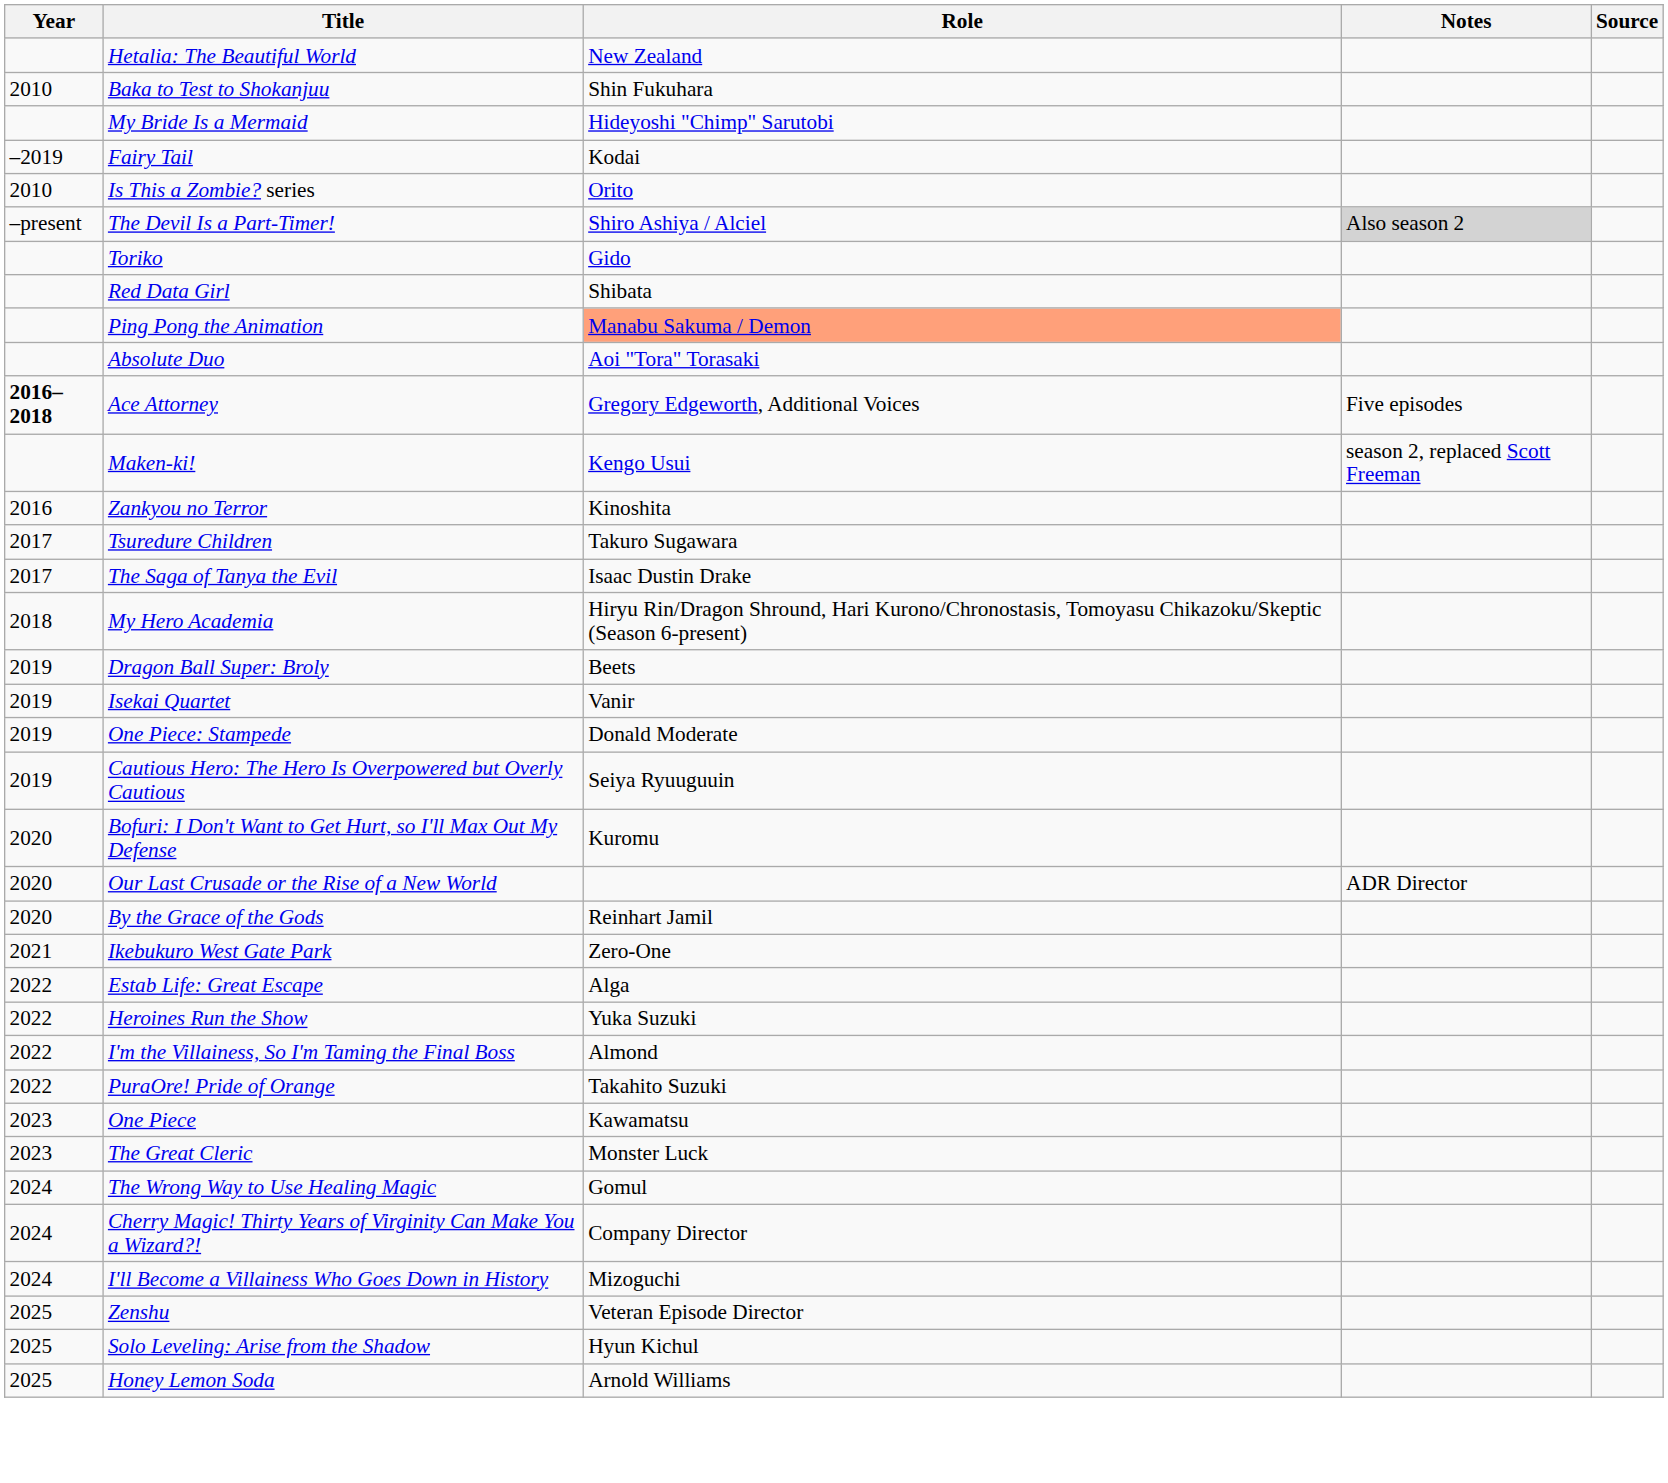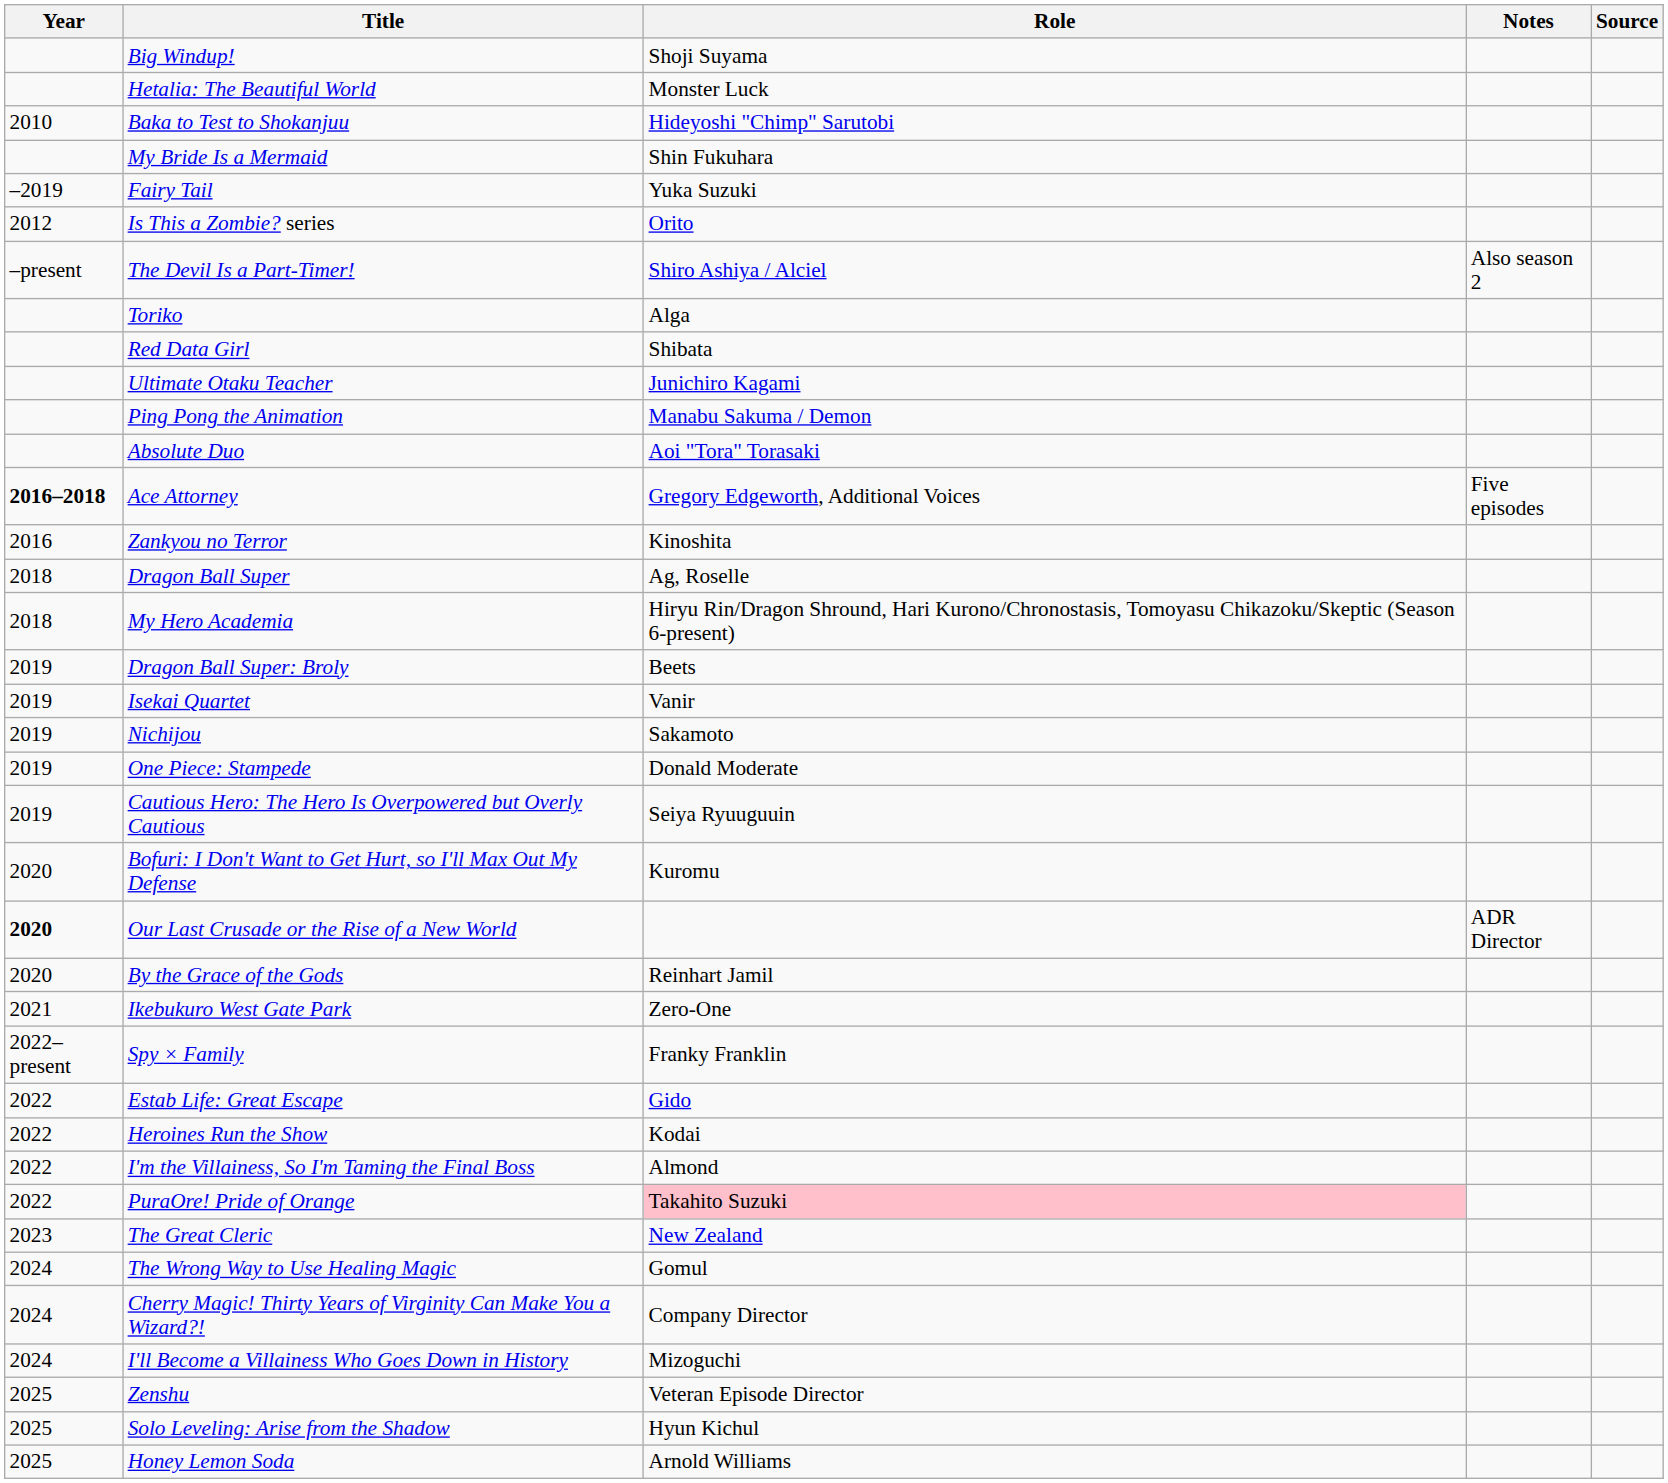+ row: (181, 55)
(645, 55) New Zealand -> (709, 88) Monster Luck
(651, 88) Shin Fukuhara -> (771, 122) Hideyoshi "Chimp" Sarutobi
(711, 122) Hideyoshi "Chimp" Sarutobi -> (711, 156) Shin Fukuhara
(614, 156) Kodai -> (703, 190) Yuka Suzuki
(31, 190) 2010 -> (31, 223) 2012
(1405, 223) lightgrey background -> (1522, 269) no background
(609, 257) Gido -> (669, 315) Alga
+ row: (230, 382)
(700, 325) lightsalmon background -> (760, 416) no background
- row: (152, 462)
- row: (190, 541)
- row: (222, 575)
+ row: (209, 575)
+ row: (164, 734)
(31, 883) normal -> (31, 929) bold
+ row: (186, 1054)
(609, 984) Alga -> (670, 1100) Gido
(642, 1018) Yuka Suzuki -> (675, 1133) Kodai
(657, 1086) no background -> (718, 1201) pink background
- row: (152, 1119)
(648, 1153) Monster Luck -> (706, 1235) New Zealand
